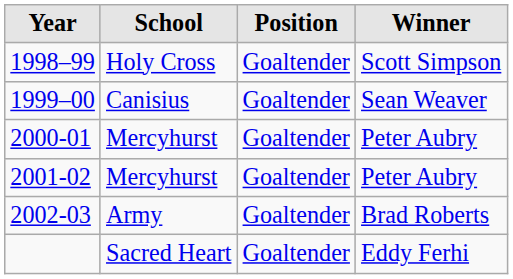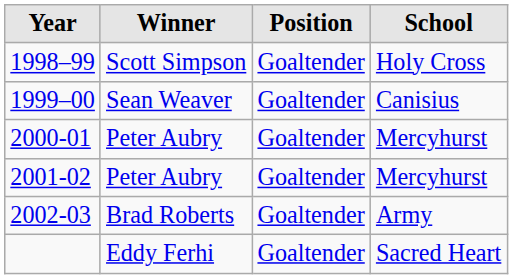columns swapped: (431, 23) <-> (169, 23)
